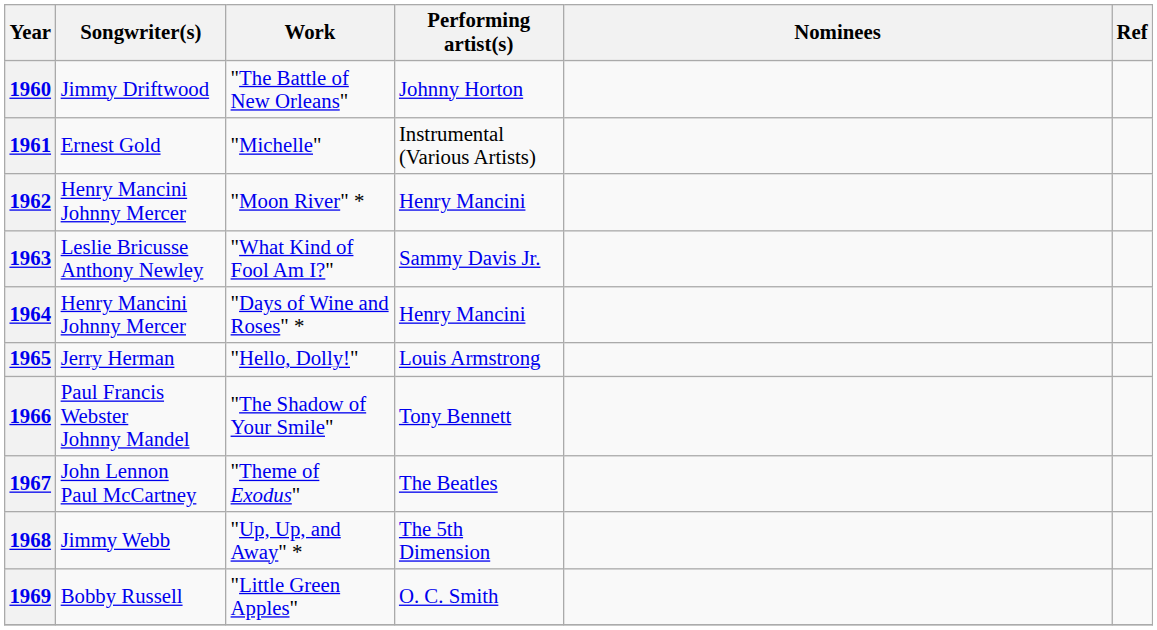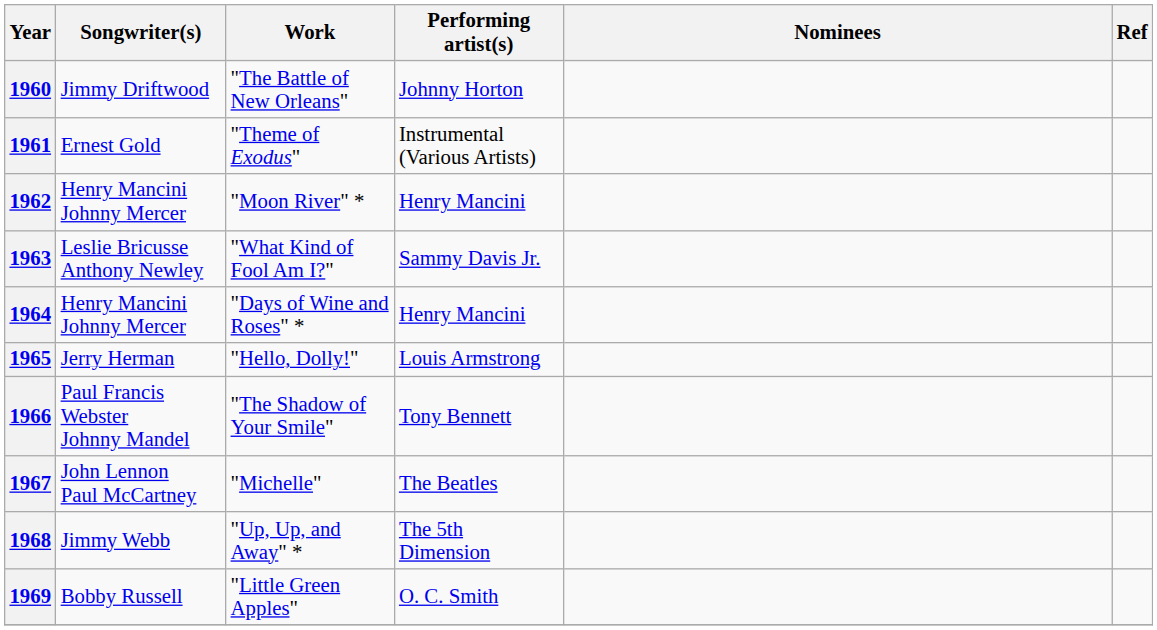(276, 145) "Michelle" -> (275, 145) "Theme of Exodus"
(275, 483) "Theme of Exodus" -> (276, 483) "Michelle"
